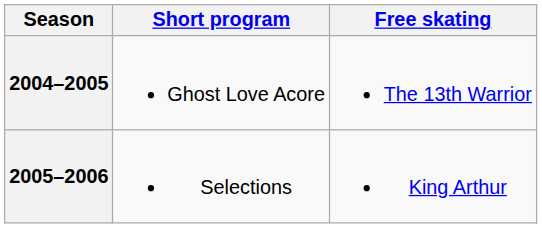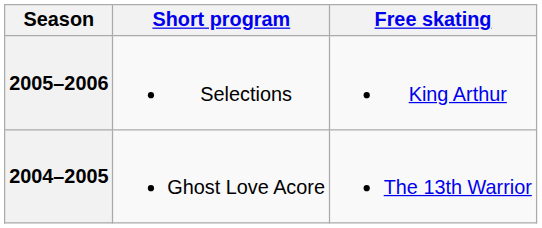rows swapped: (59, 176) <-> (59, 82)
